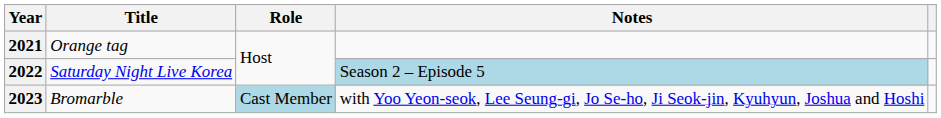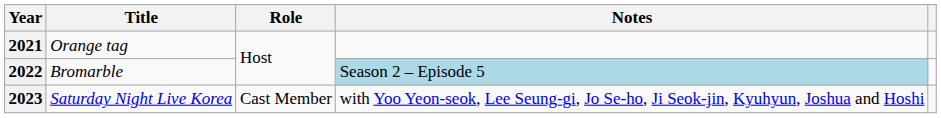(141, 71) Saturday Night Live Korea -> (87, 71) Bromarble
(87, 98) Bromarble -> (141, 98) Saturday Night Live Korea
(286, 98) lightblue background -> (286, 98) no background
